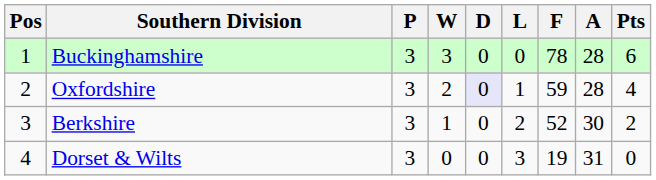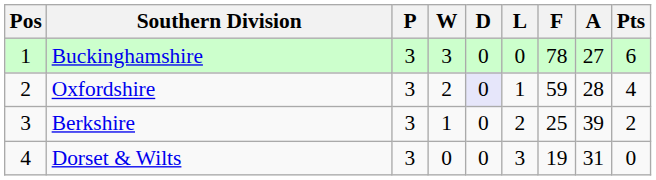(593, 55) 28 -> (593, 55) 27
(557, 123) 52 -> (557, 123) 25
(593, 123) 30 -> (593, 123) 39
